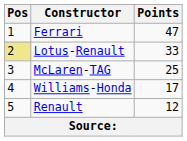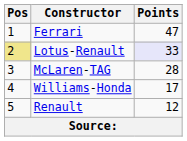(172, 52) no background -> (172, 52) lavender background
(172, 70) 25 -> (172, 70) 28
